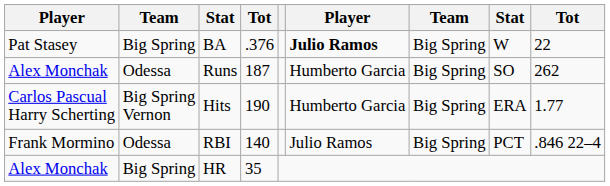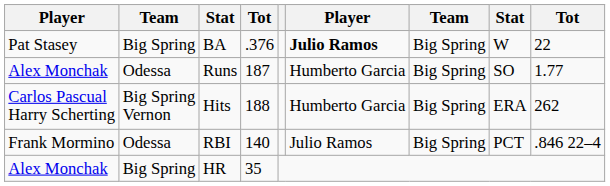(547, 70) 262 -> (549, 70) 1.77
(257, 106) 190 -> (257, 106) 188
(549, 106) 1.77 -> (547, 106) 262
